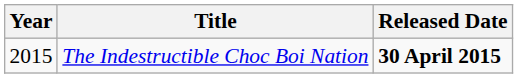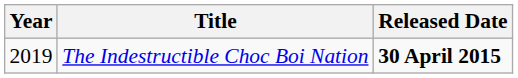(31, 55) 2015 -> (31, 55) 2019
